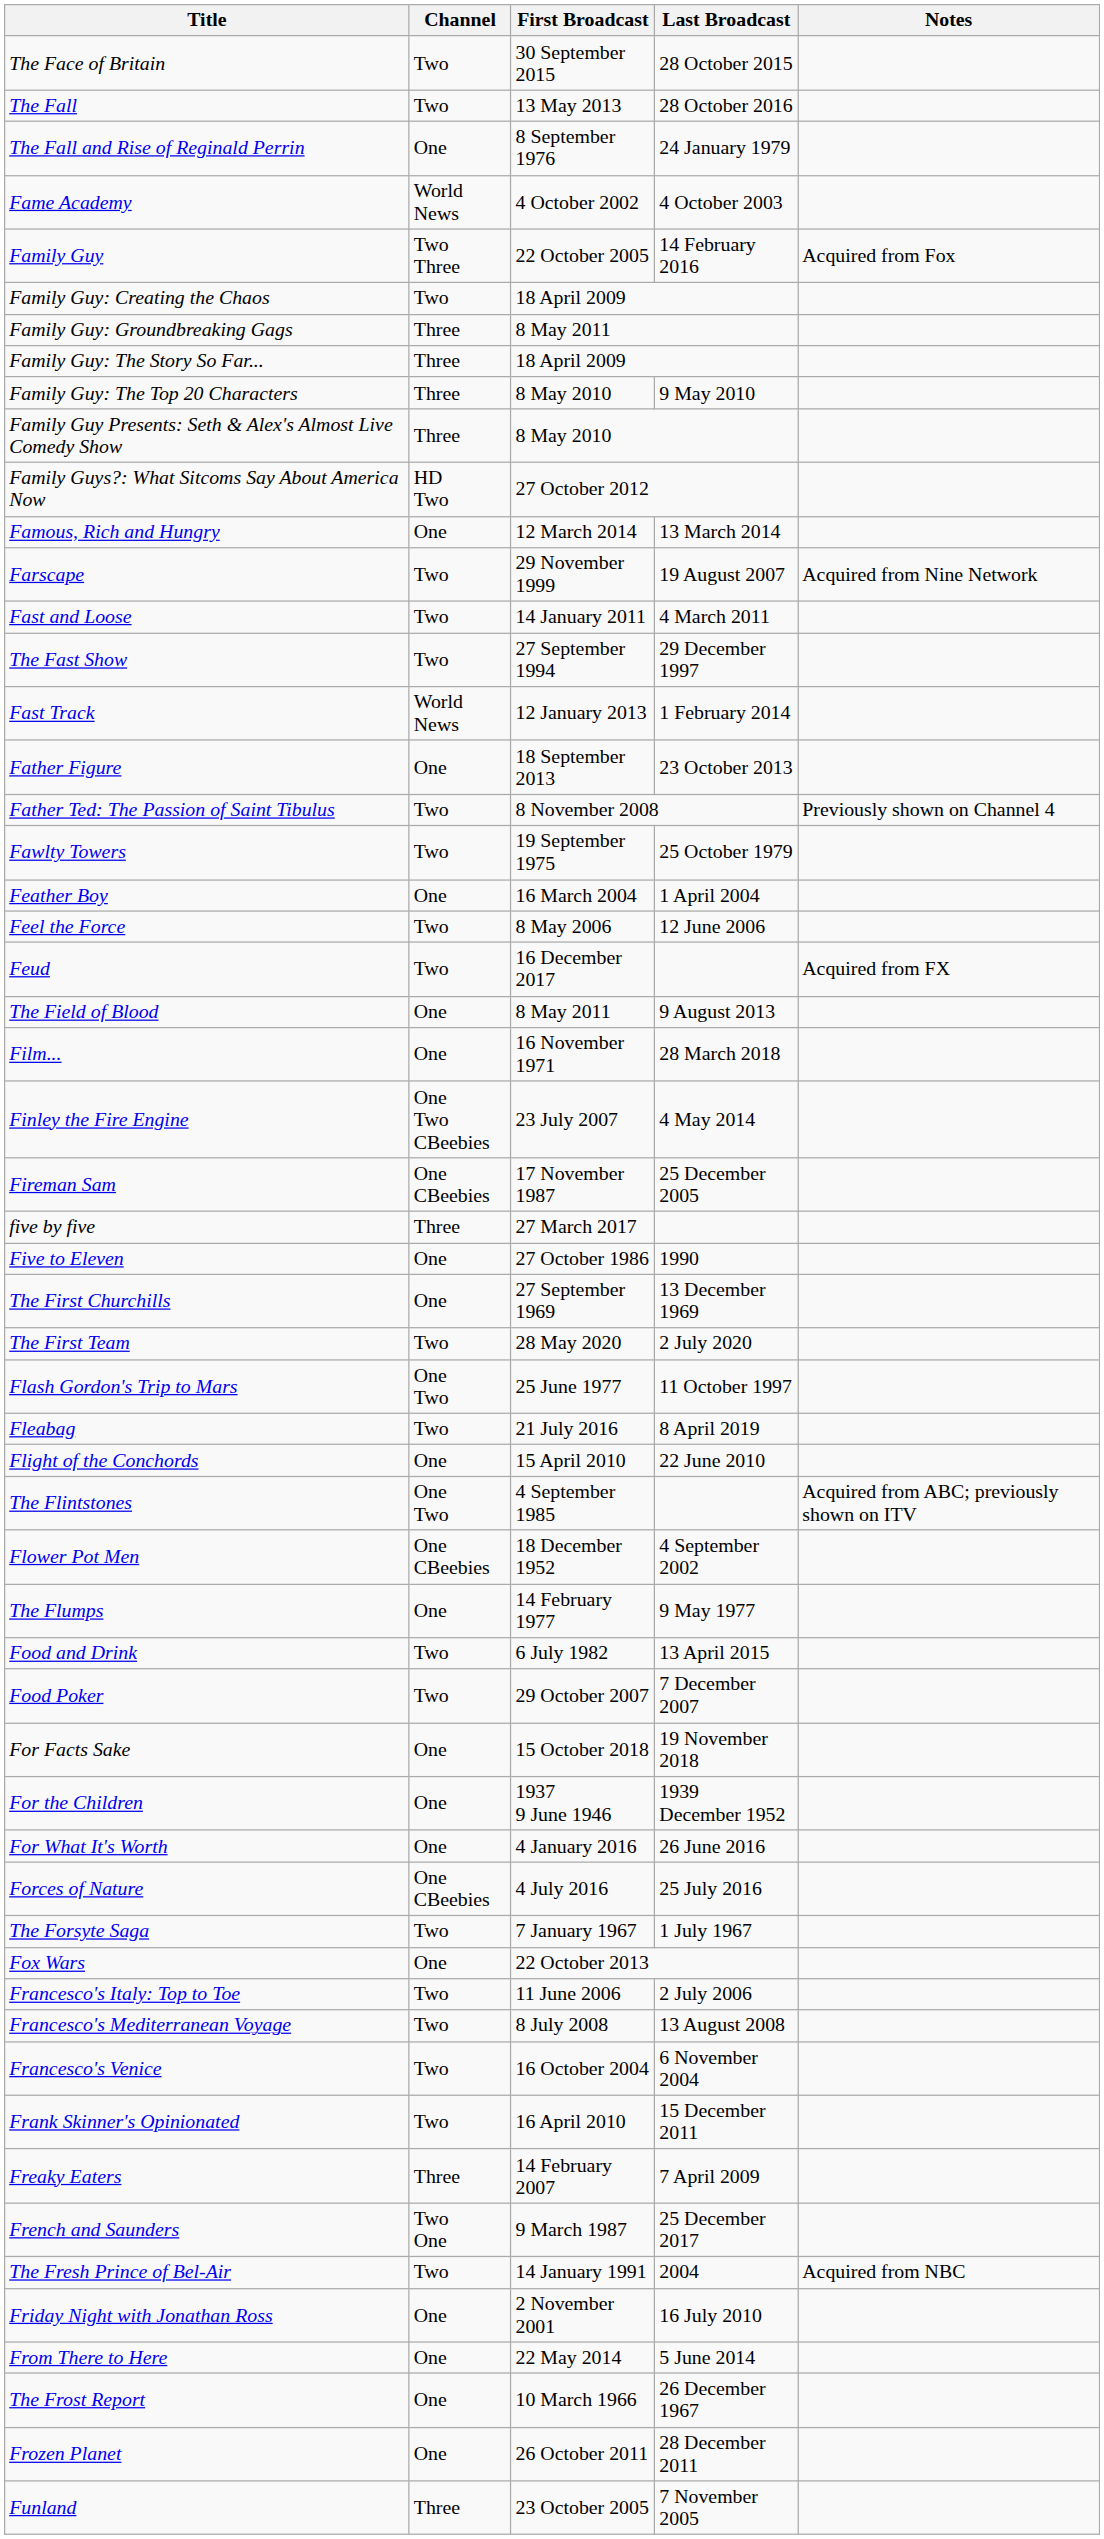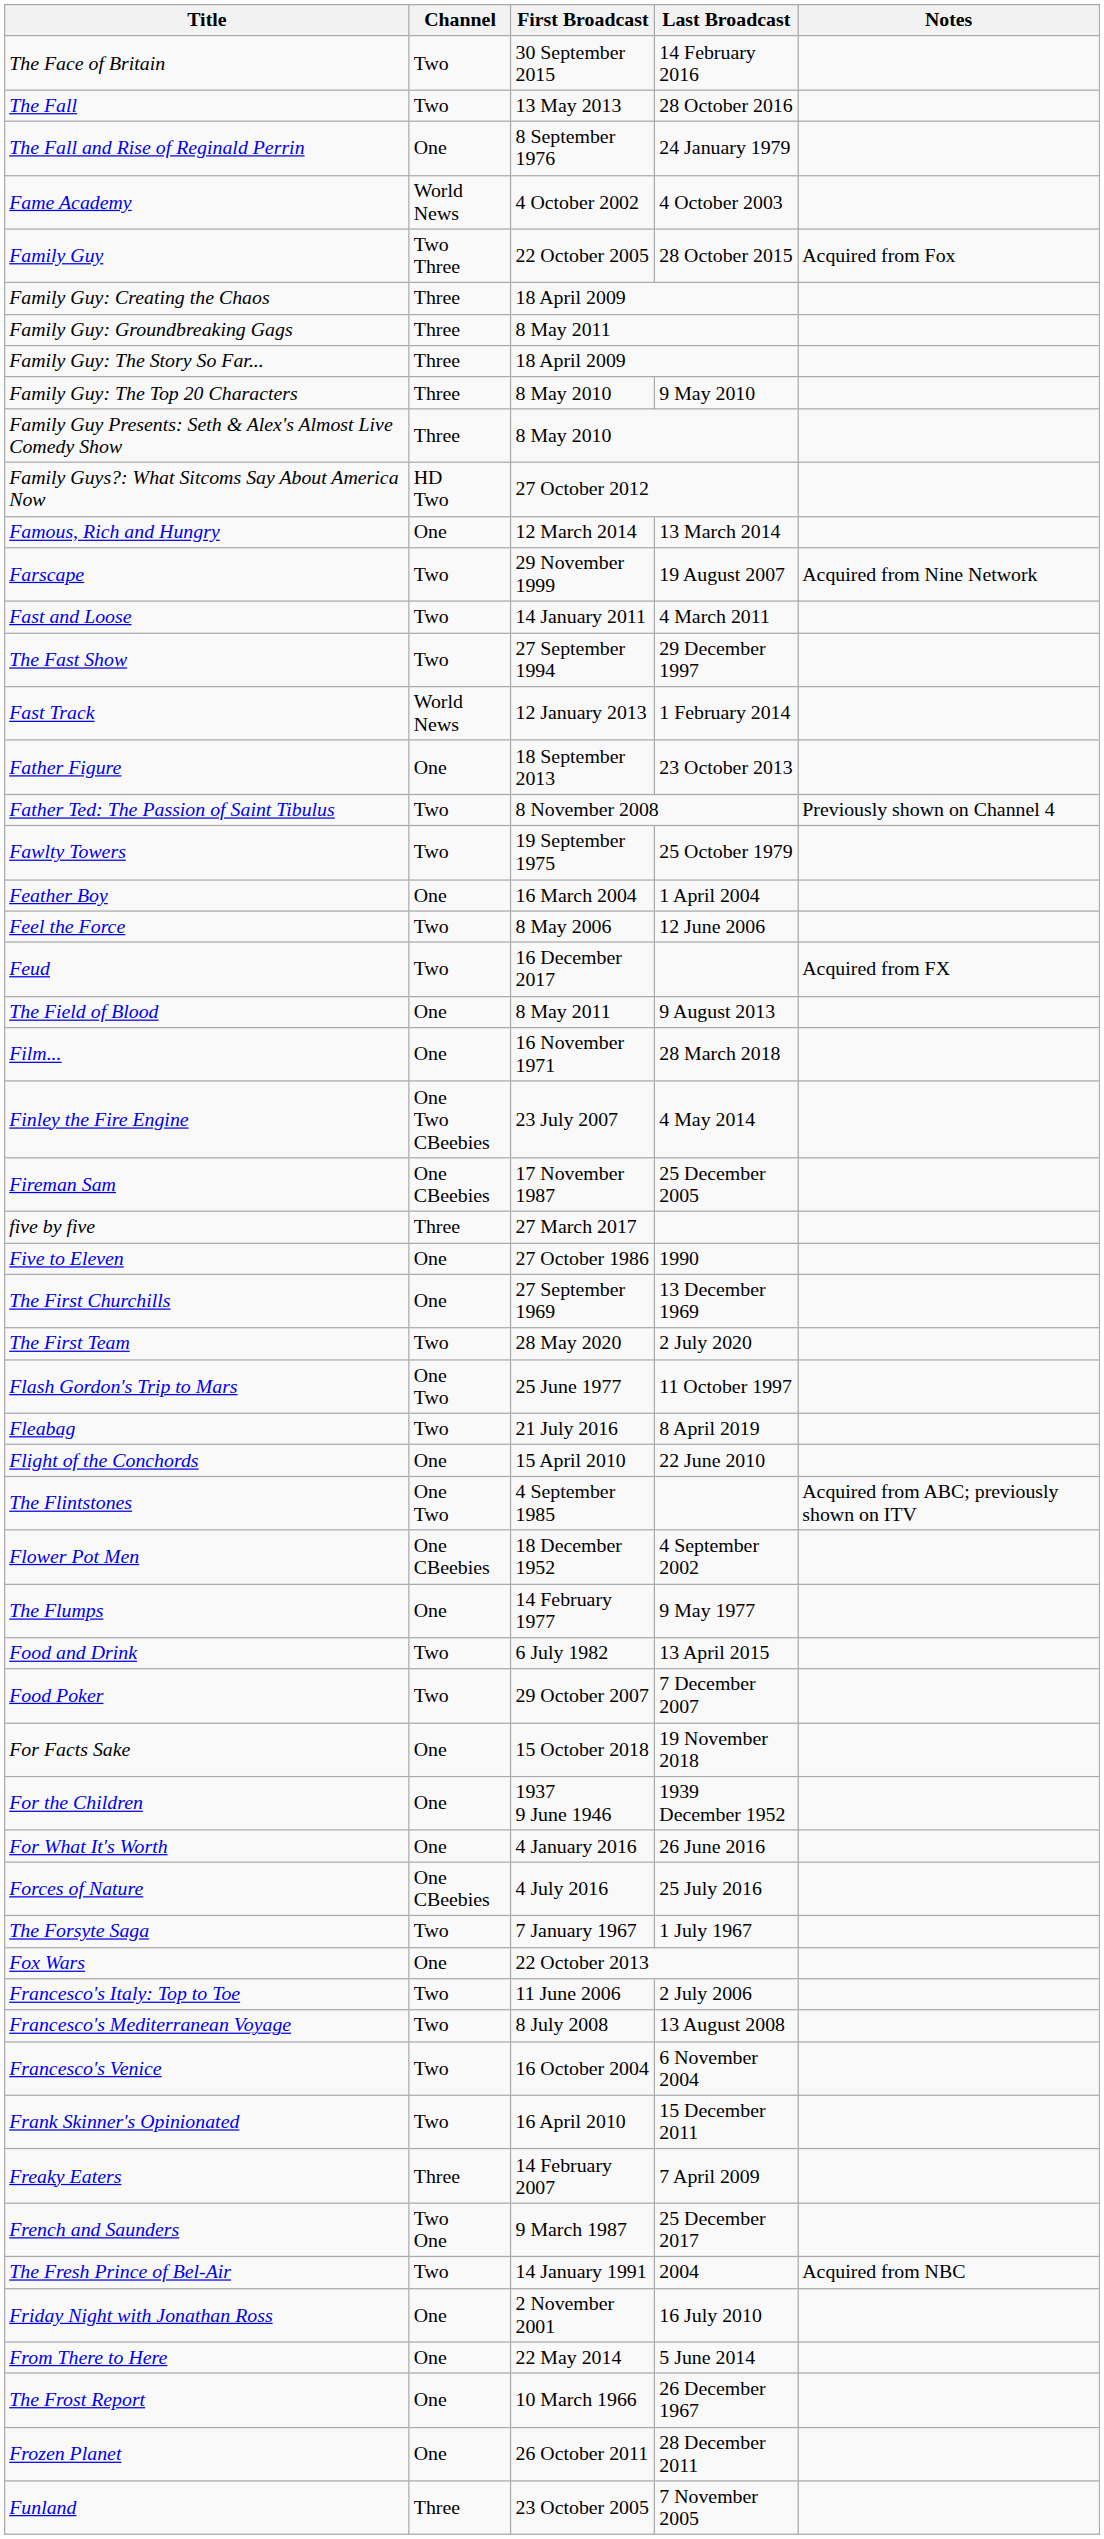(726, 62) 28 October 2015 -> (708, 62) 14 February 2016
(708, 255) 14 February 2016 -> (726, 255) 28 October 2015
(431, 298) Two -> (437, 298) Three
